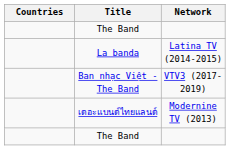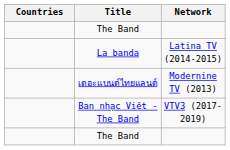rows swapped: (118, 113) <-> (118, 83)
